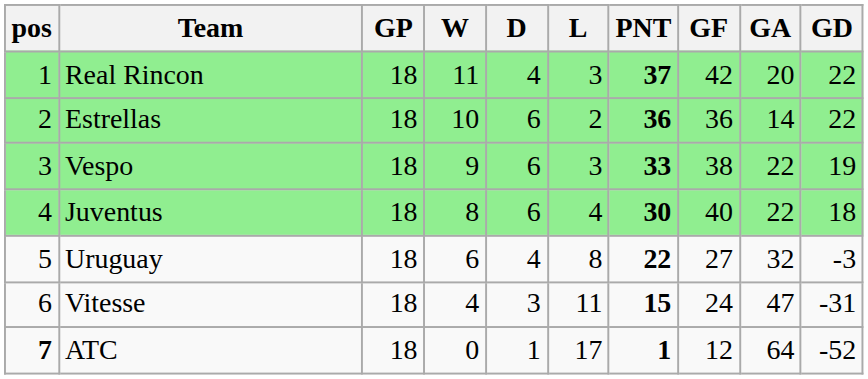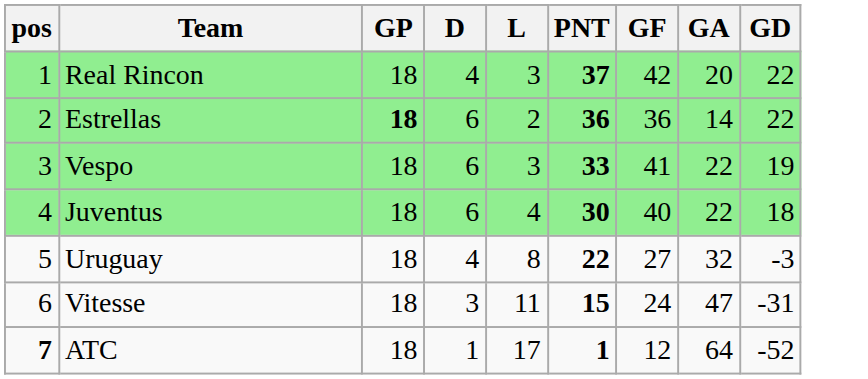- column: (455, 27)
(404, 120) normal -> (404, 120) bold
(719, 166) 38 -> (657, 166) 41
